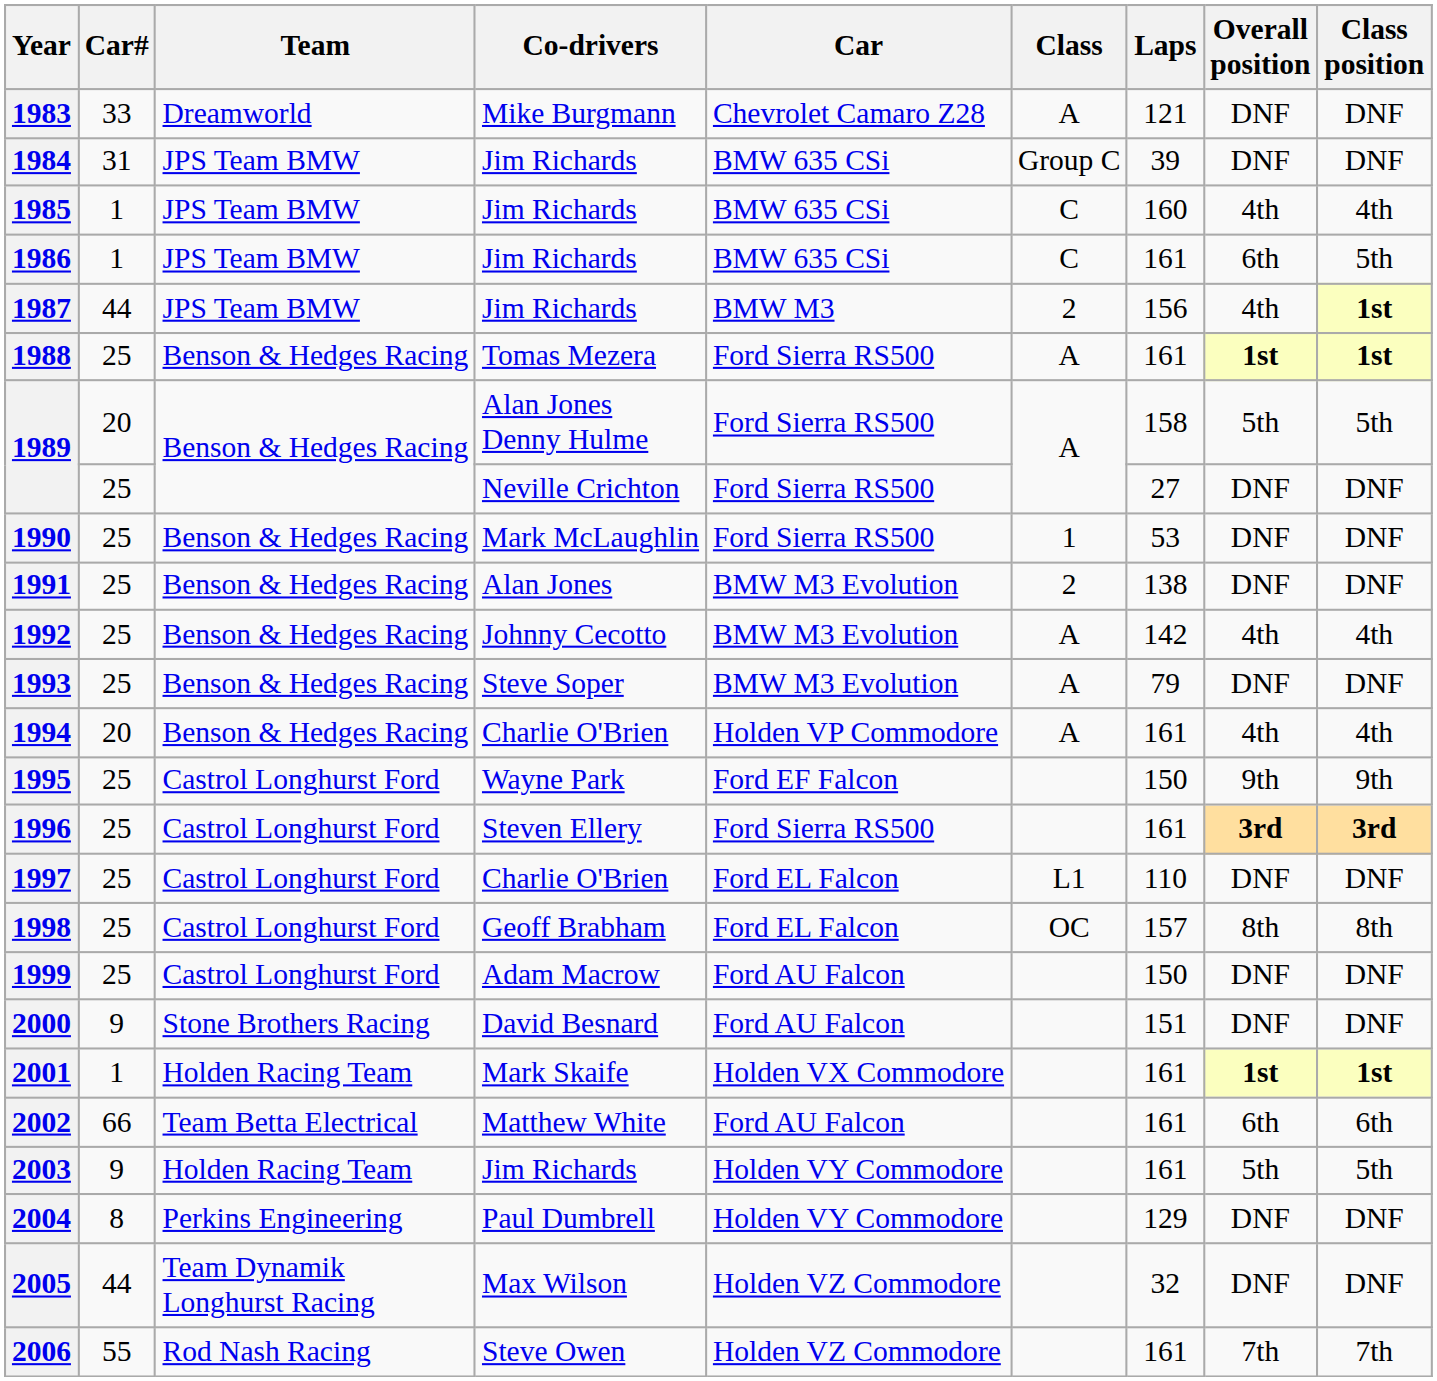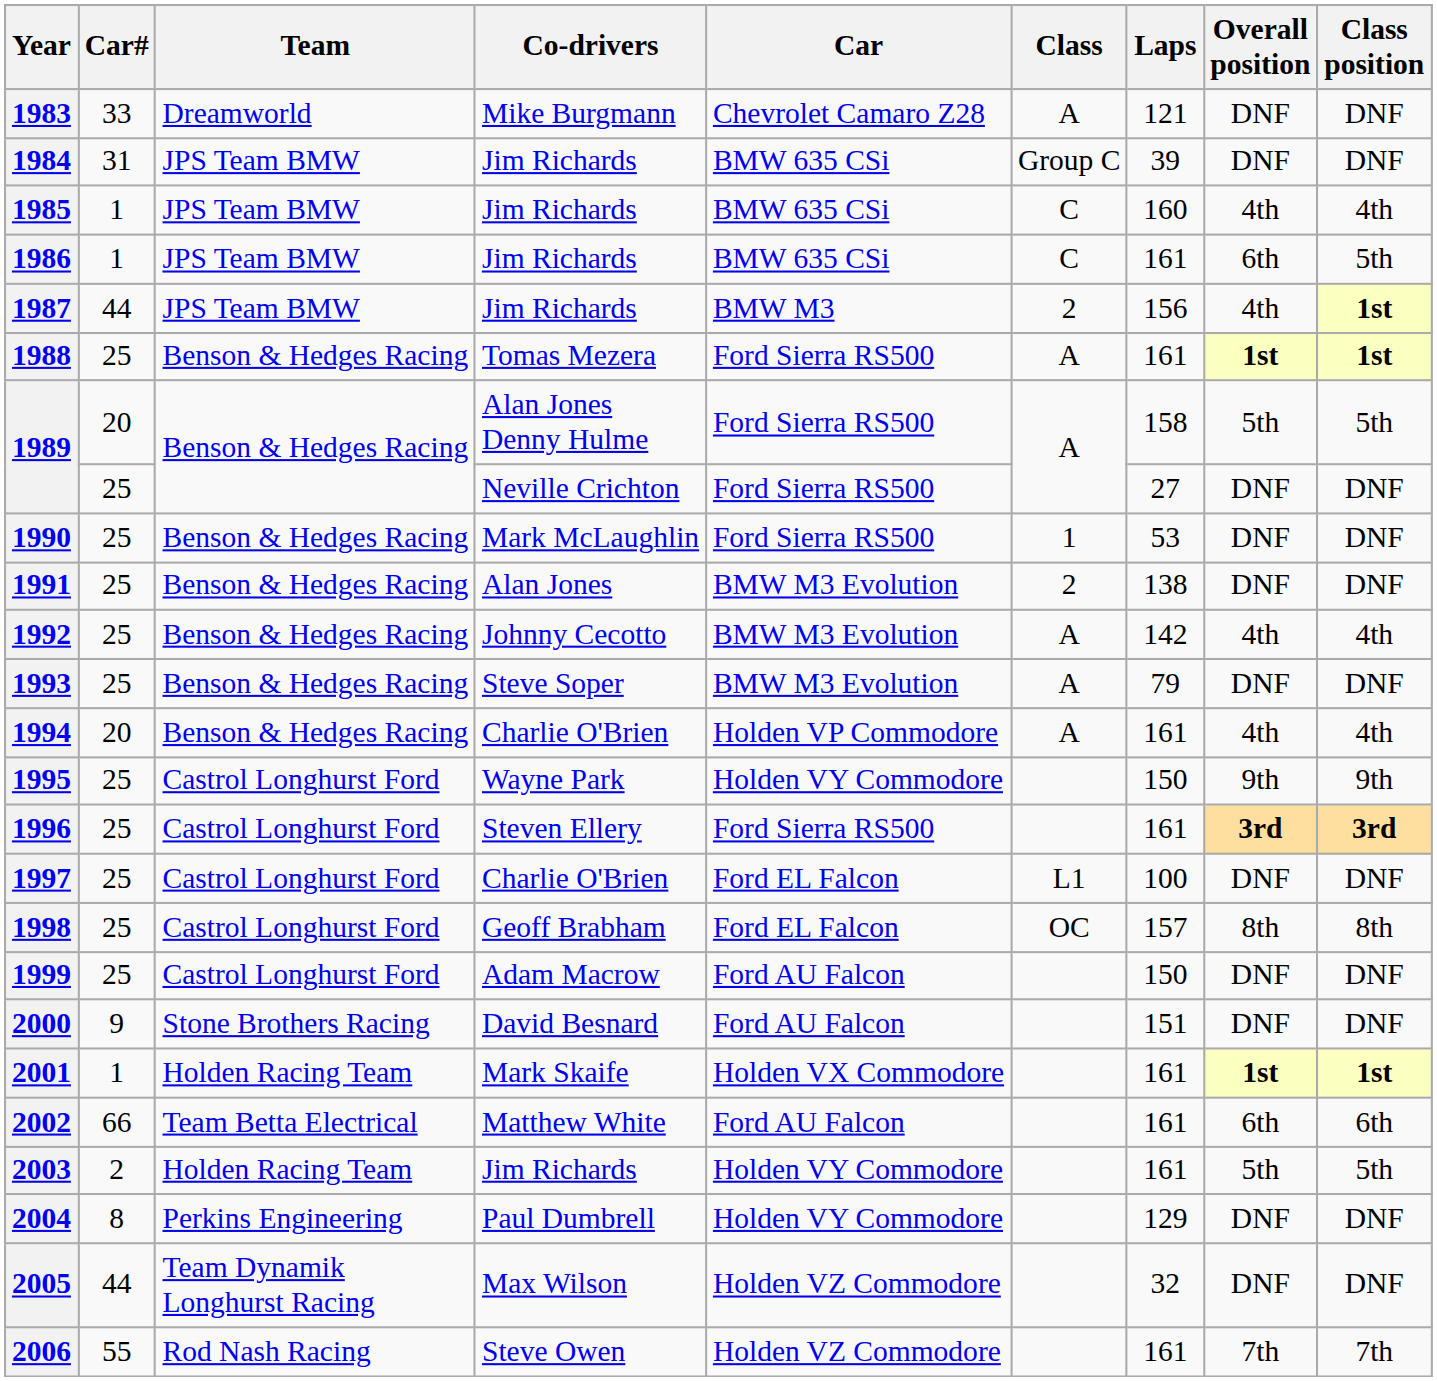(806, 780) Ford EF Falcon -> (858, 780) Holden VY Commodore
(1165, 877) 110 -> (1165, 877) 100
(117, 1170) 9 -> (117, 1170) 2
